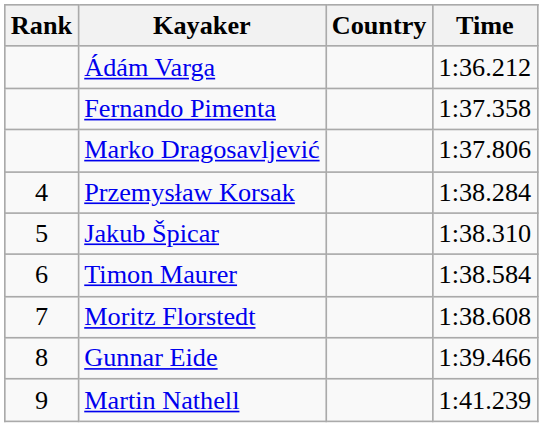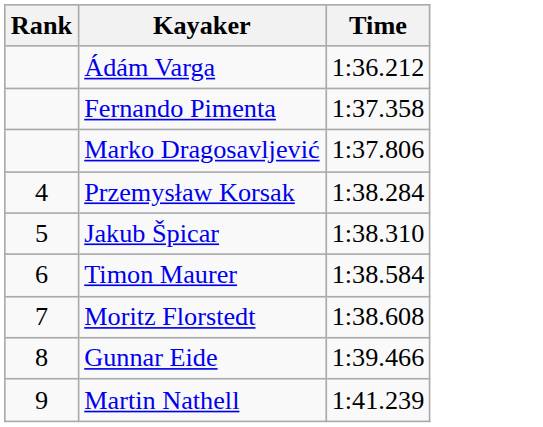- column: (379, 25)
